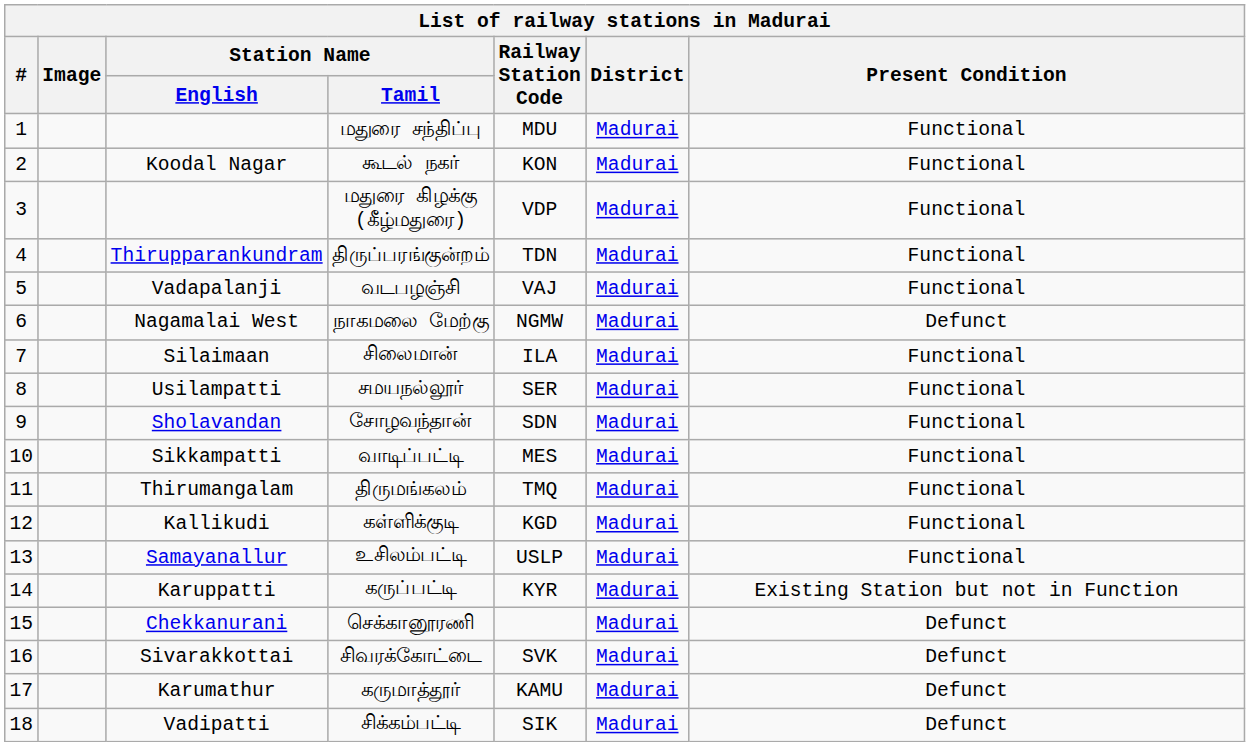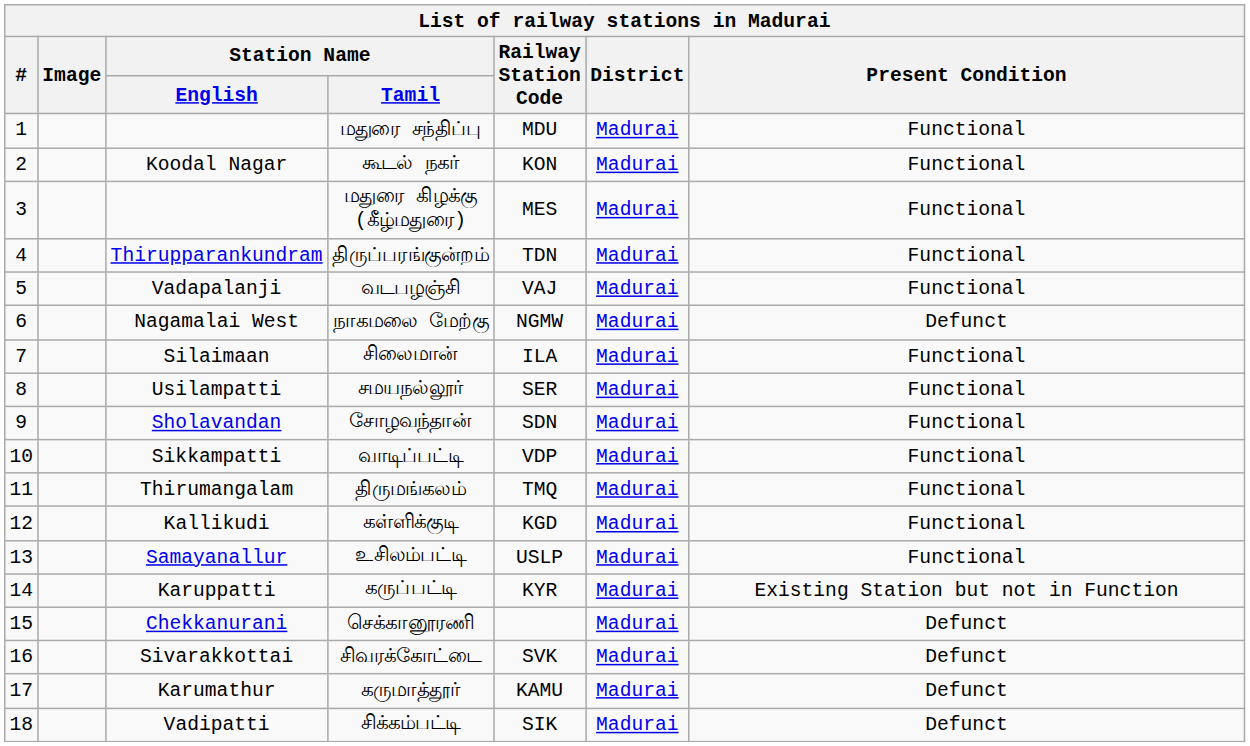(540, 210) VDP -> (540, 210) MES
(540, 456) MES -> (540, 456) VDP
